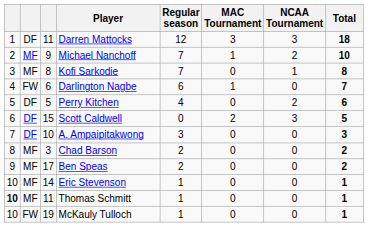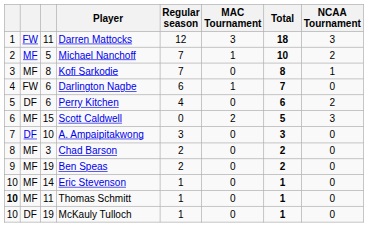columns swapped: (295, 18) <-> (344, 18)
(30, 40) DF -> (30, 40) FW
(48, 55) 9 -> (48, 55) 5
(48, 103) 5 -> (48, 103) 6
(30, 119) DF -> (30, 119) MF
(48, 167) 17 -> (48, 167) 19
(30, 214) FW -> (30, 214) DF
